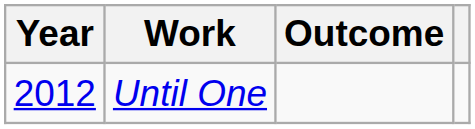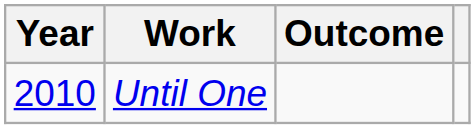(55, 92) 2012 -> (55, 92) 2010
